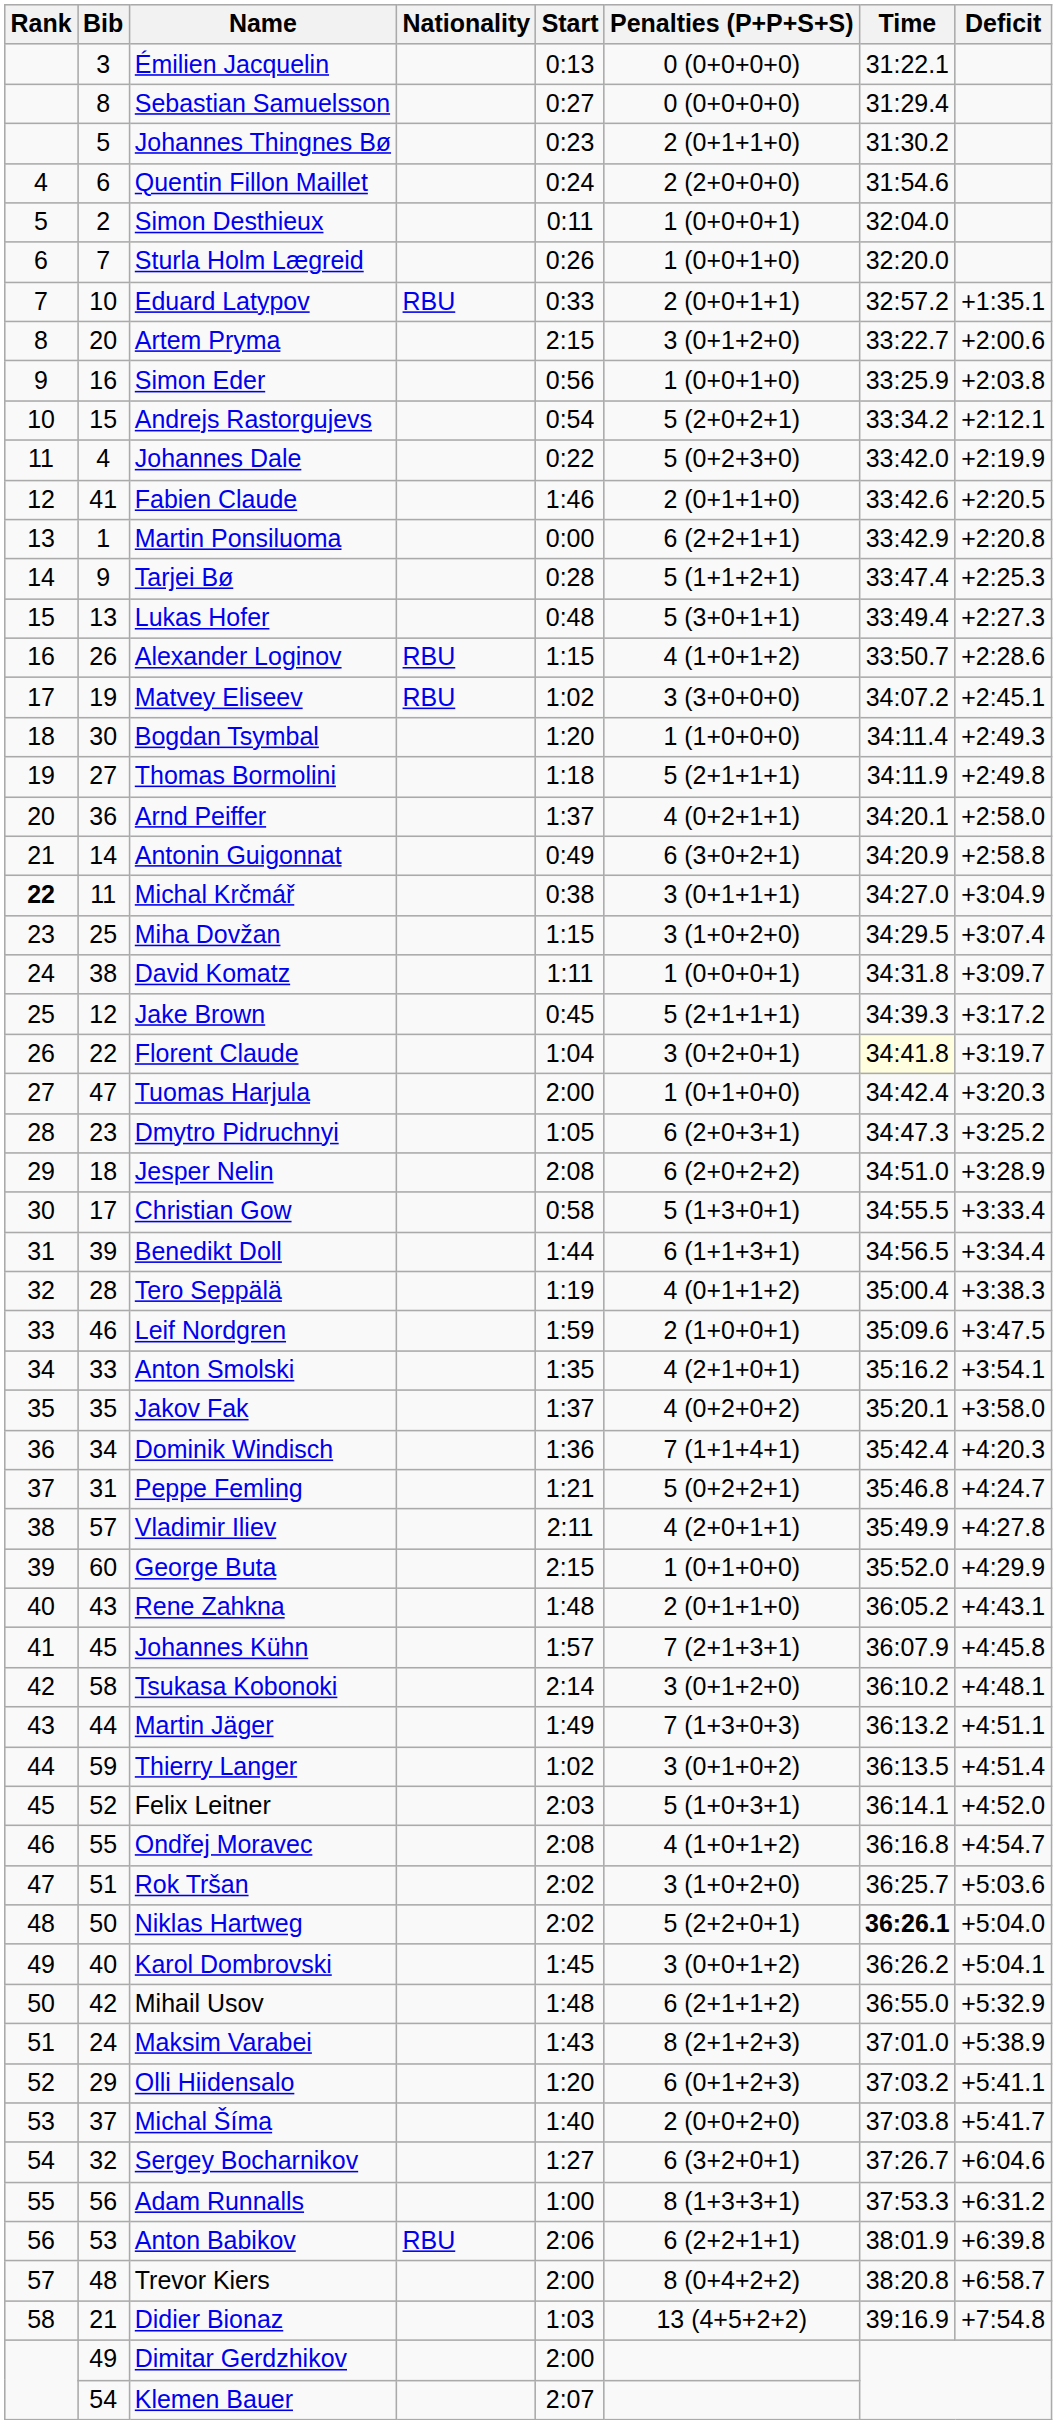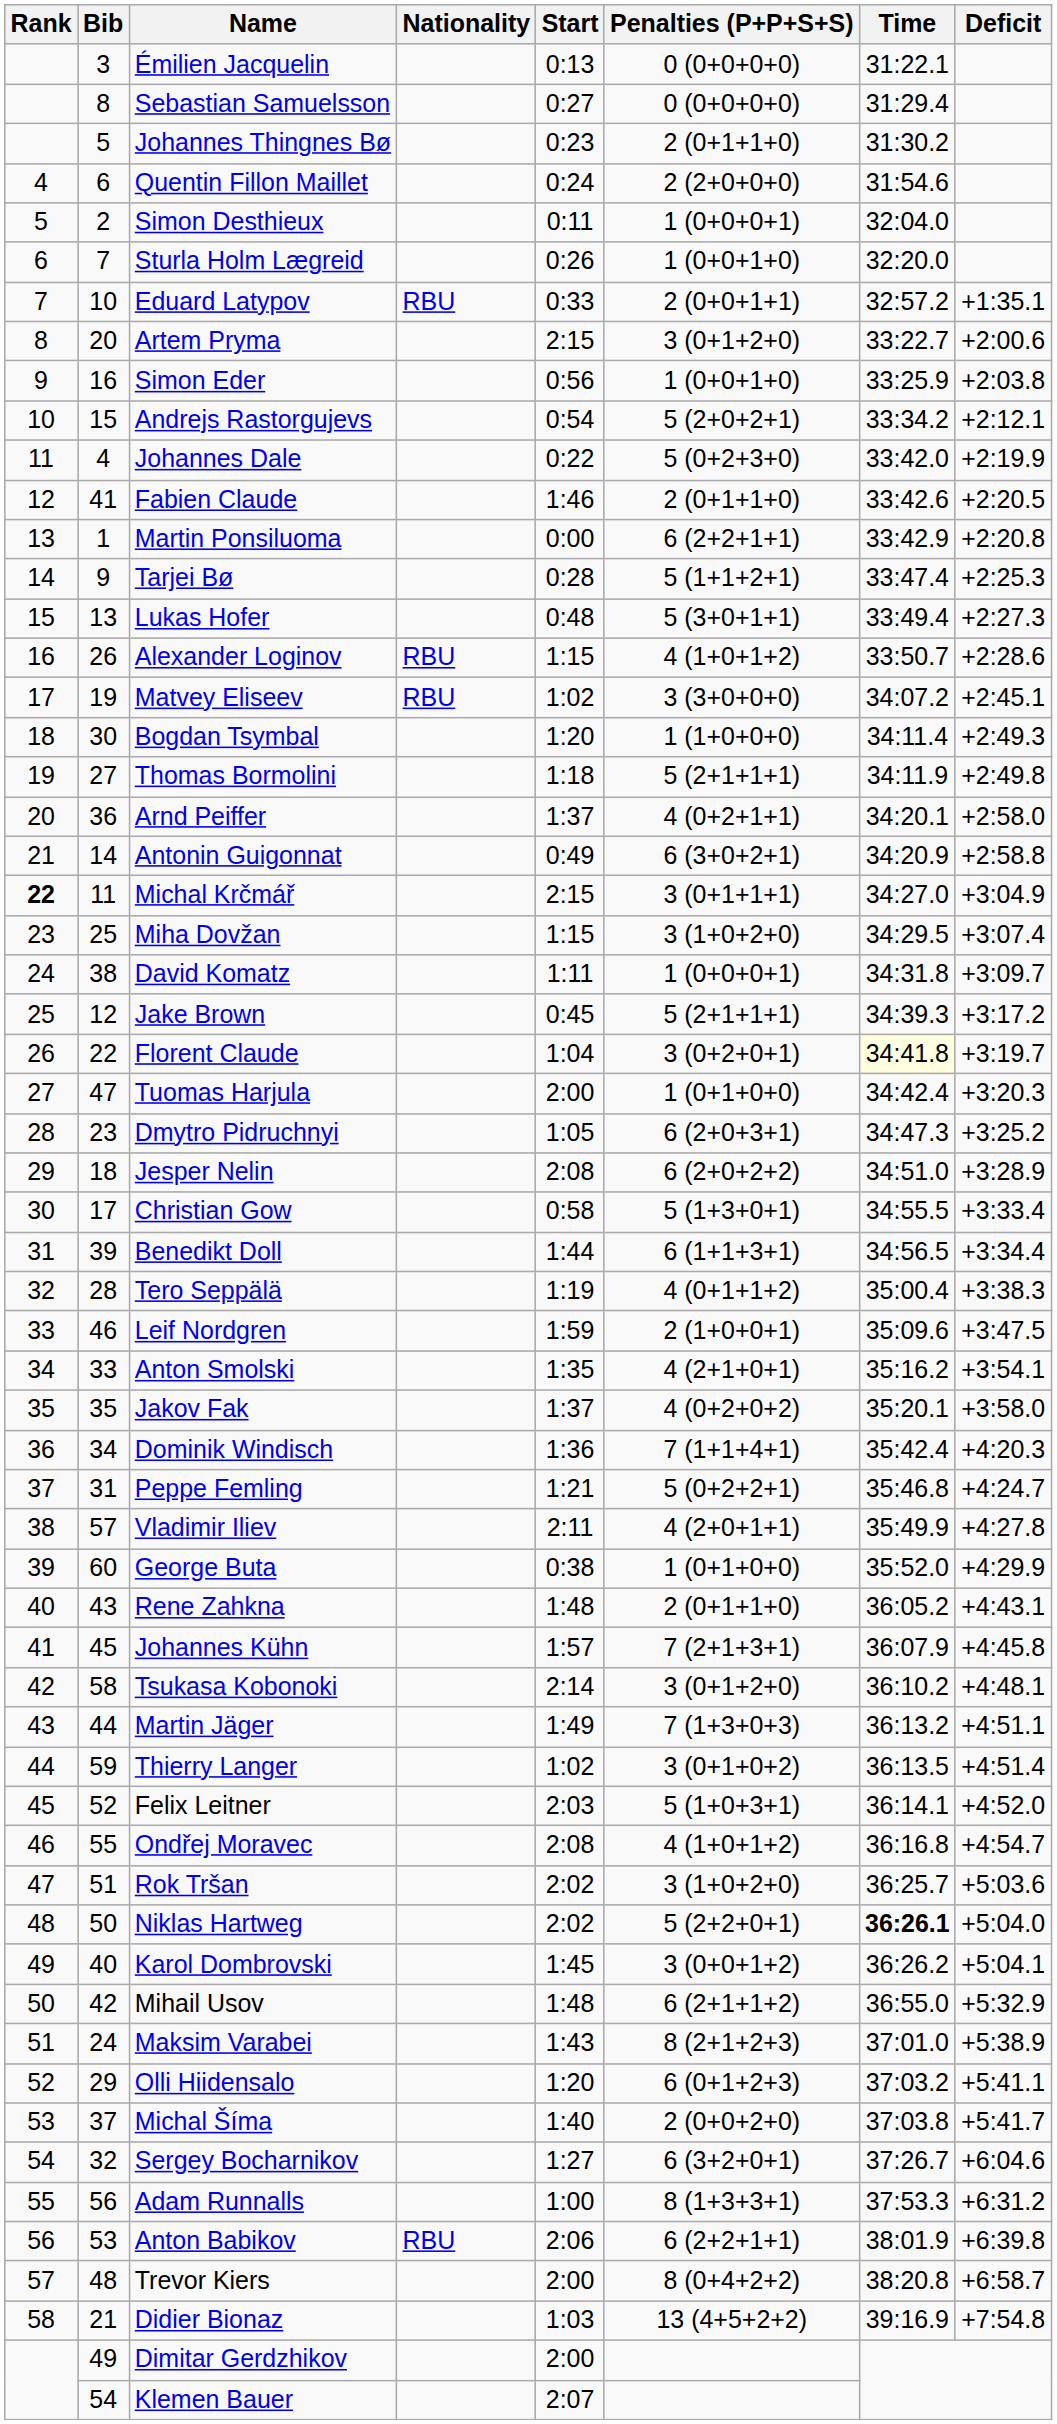(570, 895) 0:38 -> (570, 895) 2:15
(570, 1568) 2:15 -> (570, 1568) 0:38
